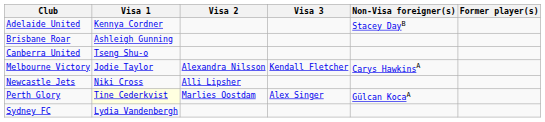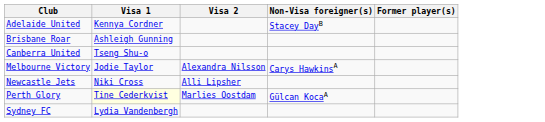- column: (309, 11)
